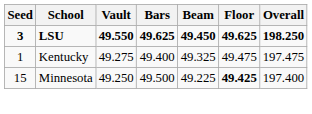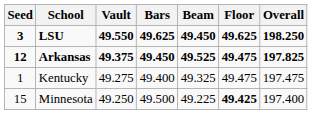+ row: (65, 57)
